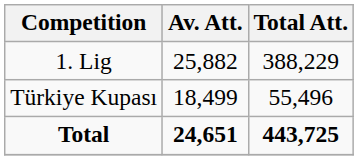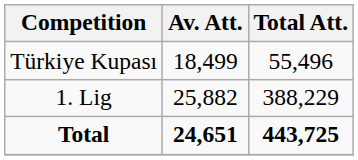rows swapped: (84, 60) <-> (84, 97)
